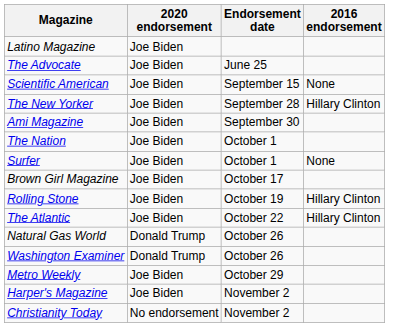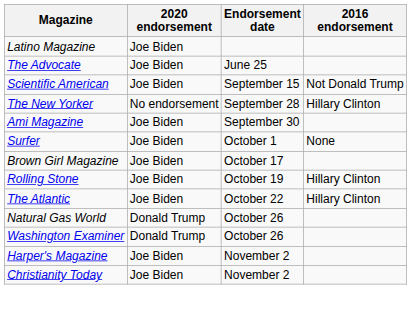(321, 84) None -> (355, 84) Not Donald Trump
(157, 103) Joe Biden -> (174, 103) No endorsement
- row: (36, 141)
- row: (44, 274)
(174, 312) No endorsement -> (157, 274) Joe Biden
